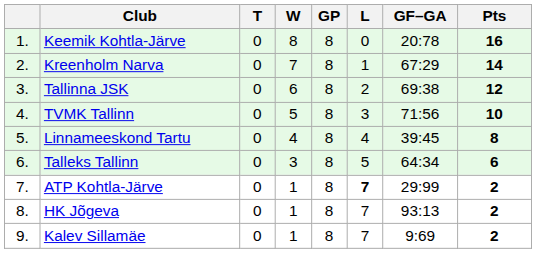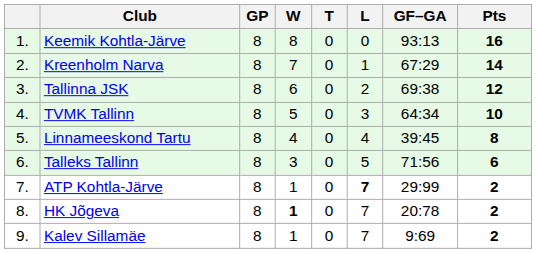columns swapped: (329, 16) <-> (257, 16)
(420, 41) 20:78 -> (420, 41) 93:13
(420, 114) 71:56 -> (420, 114) 64:34
(420, 162) 64:34 -> (420, 162) 71:56
(293, 211) normal -> (293, 211) bold
(420, 211) 93:13 -> (420, 211) 20:78
